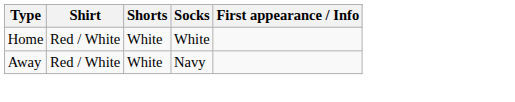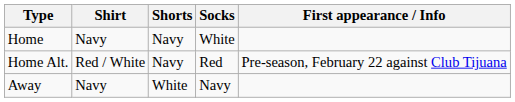(85, 39) Red / White -> (91, 39) Navy
(145, 39) White -> (168, 39) Navy
+ row: (38, 62)
(85, 62) Red / White -> (91, 85) Navy
